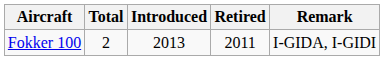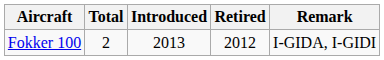(240, 42) 2011 -> (240, 42) 2012
